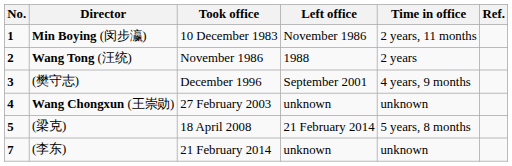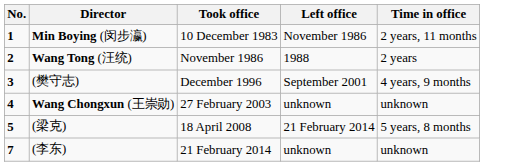- column: (494, 14)
